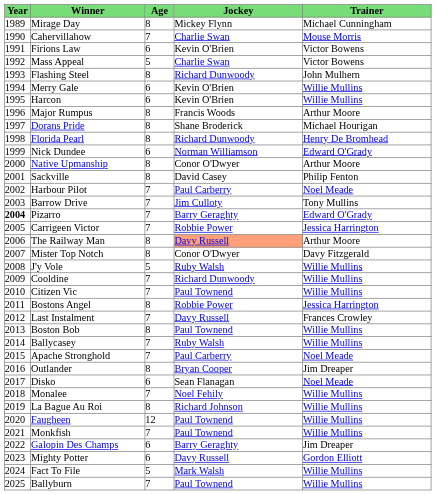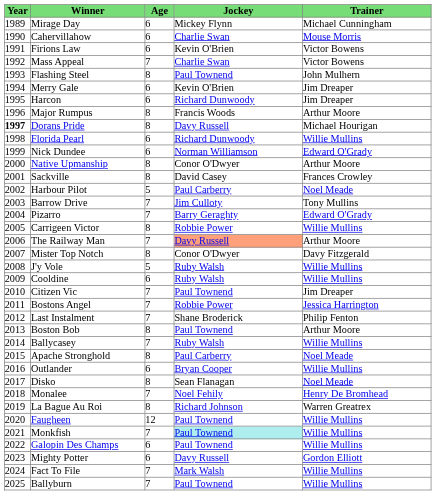(148, 23) 8 -> (148, 23) 6
(148, 36) 7 -> (148, 36) 6
(148, 62) 5 -> (148, 62) 7
(215, 74) Richard Dunwoody -> (204, 74) Paul Townend
(333, 87) Willie Mullins -> (328, 87) Jim Dreaper
(204, 100) Kevin O'Brien -> (215, 100) Richard Dunwoody
(333, 100) Willie Mullins -> (328, 100) Jim Dreaper
(15, 125) normal -> (15, 125) bold
(209, 125) Shane Broderick -> (202, 125) Davy Russell
(148, 138) 8 -> (148, 138) 6
(345, 138) Henry De Bromhead -> (333, 138) Willie Mullins
(331, 177) Philip Fenton -> (338, 177) Frances Crowley
(148, 189) 7 -> (148, 189) 5
(15, 215) bold -> (15, 215) normal
(148, 228) 7 -> (148, 228) 8
(341, 228) Jessica Harrington -> (333, 228) Willie Mullins
(148, 240) 8 -> (148, 240) 7
(148, 279) 7 -> (148, 279) 6
(215, 279) Richard Dunwoody -> (199, 279) Ruby Walsh
(333, 292) Willie Mullins -> (328, 292) Jim Dreaper
(148, 304) 8 -> (148, 304) 7
(202, 317) Davy Russell -> (209, 317) Shane Broderick
(338, 317) Frances Crowley -> (331, 317) Philip Fenton
(333, 330) Willie Mullins -> (331, 330) Arthur Moore
(148, 355) 7 -> (148, 355) 8
(148, 368) 8 -> (148, 368) 6
(328, 368) Jim Dreaper -> (333, 368) Willie Mullins
(148, 381) 6 -> (148, 381) 8
(333, 394) Willie Mullins -> (345, 394) Henry De Bromhead
(333, 407) Willie Mullins -> (337, 407) Warren Greatrex
(204, 432) no background -> (204, 432) paleturquoise background
(206, 445) Barry Geraghty -> (204, 445) Paul Townend
(328, 445) Jim Dreaper -> (333, 445) Willie Mullins
(148, 470) 5 -> (148, 470) 7
